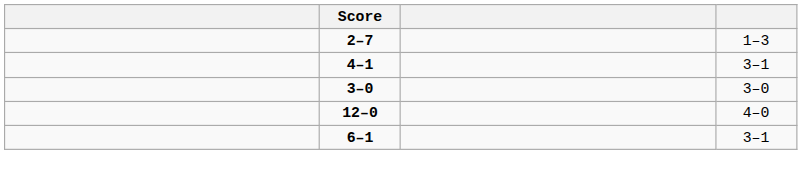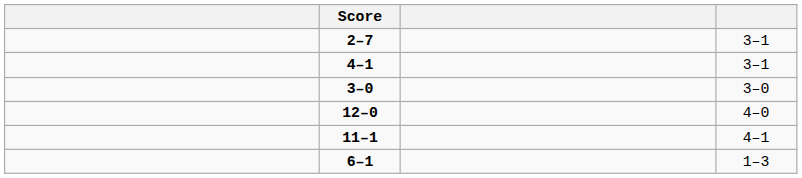(756, 41) 1–3 -> (756, 41) 3–1
+ row: (360, 137)
(756, 137) 3–1 -> (756, 162) 1–3
